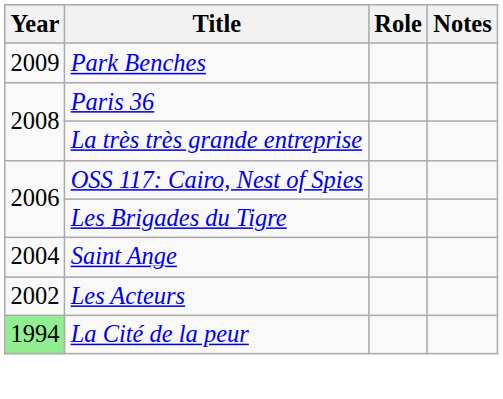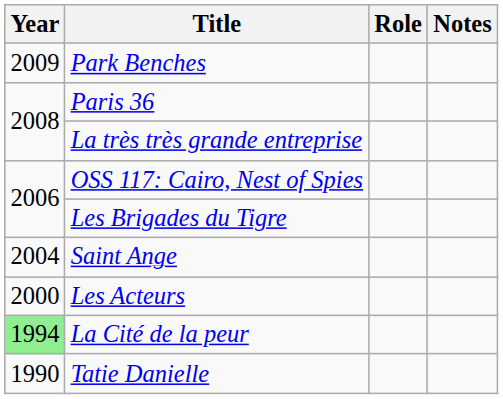(35, 295) 2002 -> (35, 295) 2000
+ row: (140, 373)
